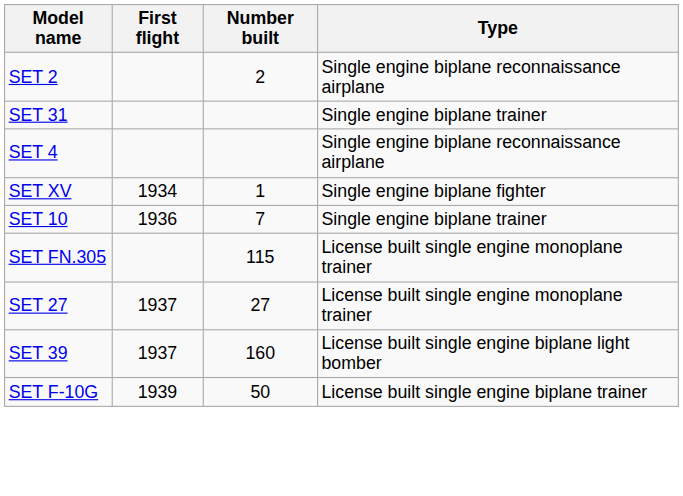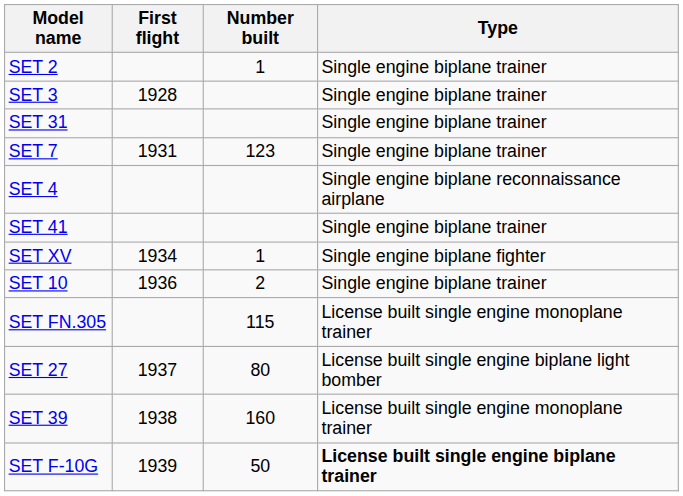(260, 76) 2 -> (260, 66) 1
(471, 76) Single engine biplane reconnaissance airplane -> (434, 66) Single engine biplane trainer
+ row: (33, 94)
+ row: (33, 151)
+ row: (38, 227)
(260, 219) 7 -> (260, 283) 2
(260, 305) 27 -> (260, 370) 80
(472, 305) License built single engine monoplane trainer -> (475, 370) License built single engine biplane light bomber
(157, 353) 1937 -> (157, 418) 1938
(475, 353) License built single engine biplane light bomber -> (472, 418) License built single engine monoplane trainer
(484, 391) normal -> (469, 466) bold
